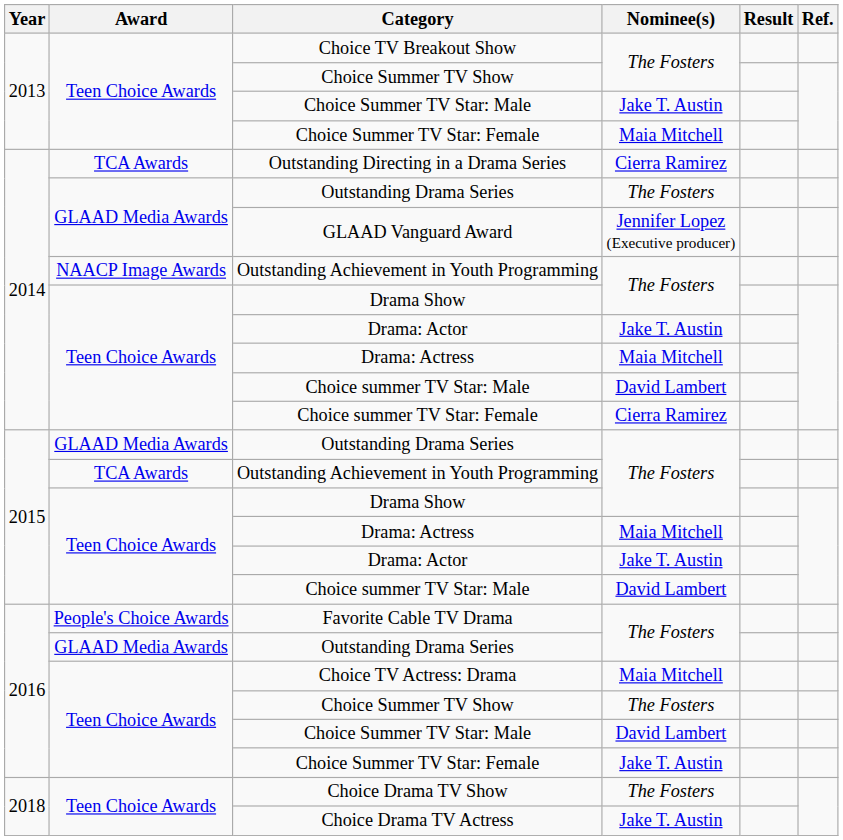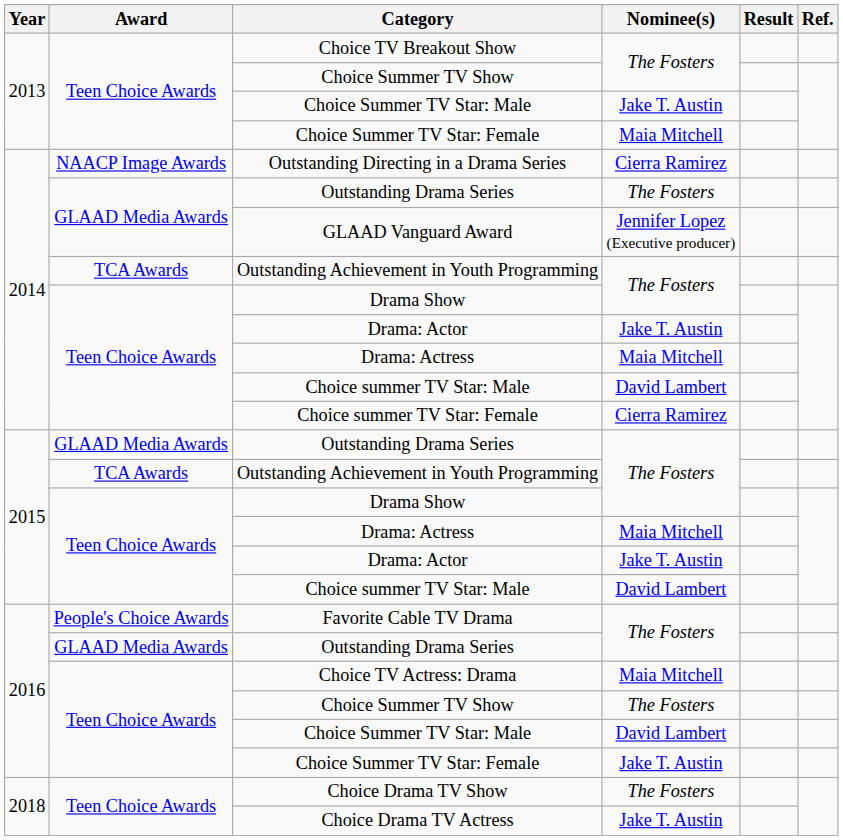(141, 163) TCA Awards -> (141, 163) NAACP Image Awards
(141, 270) NAACP Image Awards -> (141, 270) TCA Awards
